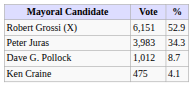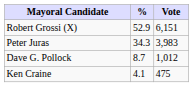columns swapped: (148, 12) <-> (177, 12)
